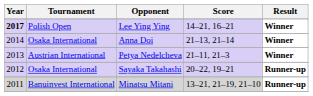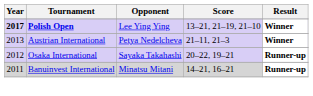(50, 26) normal -> (51, 26) bold
(210, 26) 14–21, 16–21 -> (223, 26) 13–21, 21–19, 21–10
- row: (136, 41)
(223, 84) 13–21, 21–19, 21–10 -> (210, 70) 14–21, 16–21
